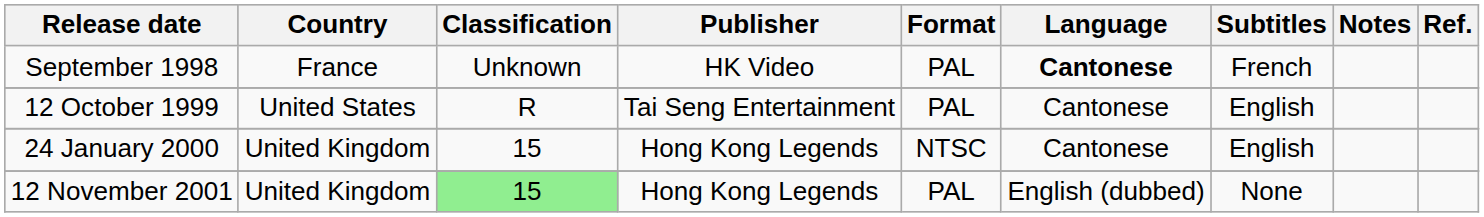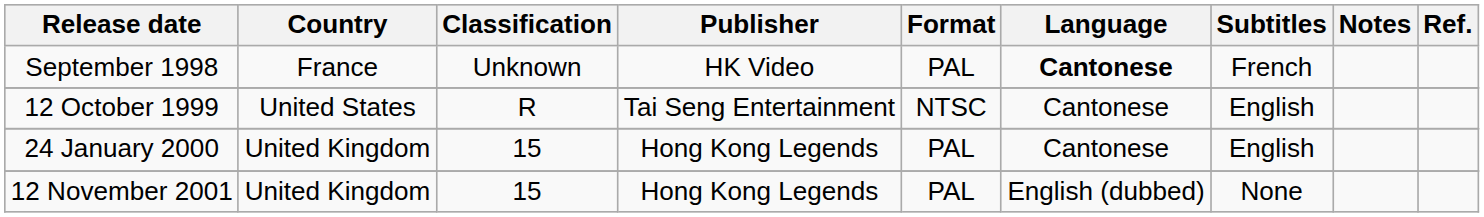(951, 107) PAL -> (951, 107) NTSC
(951, 149) NTSC -> (951, 149) PAL
(527, 190) lightgreen background -> (527, 190) no background
